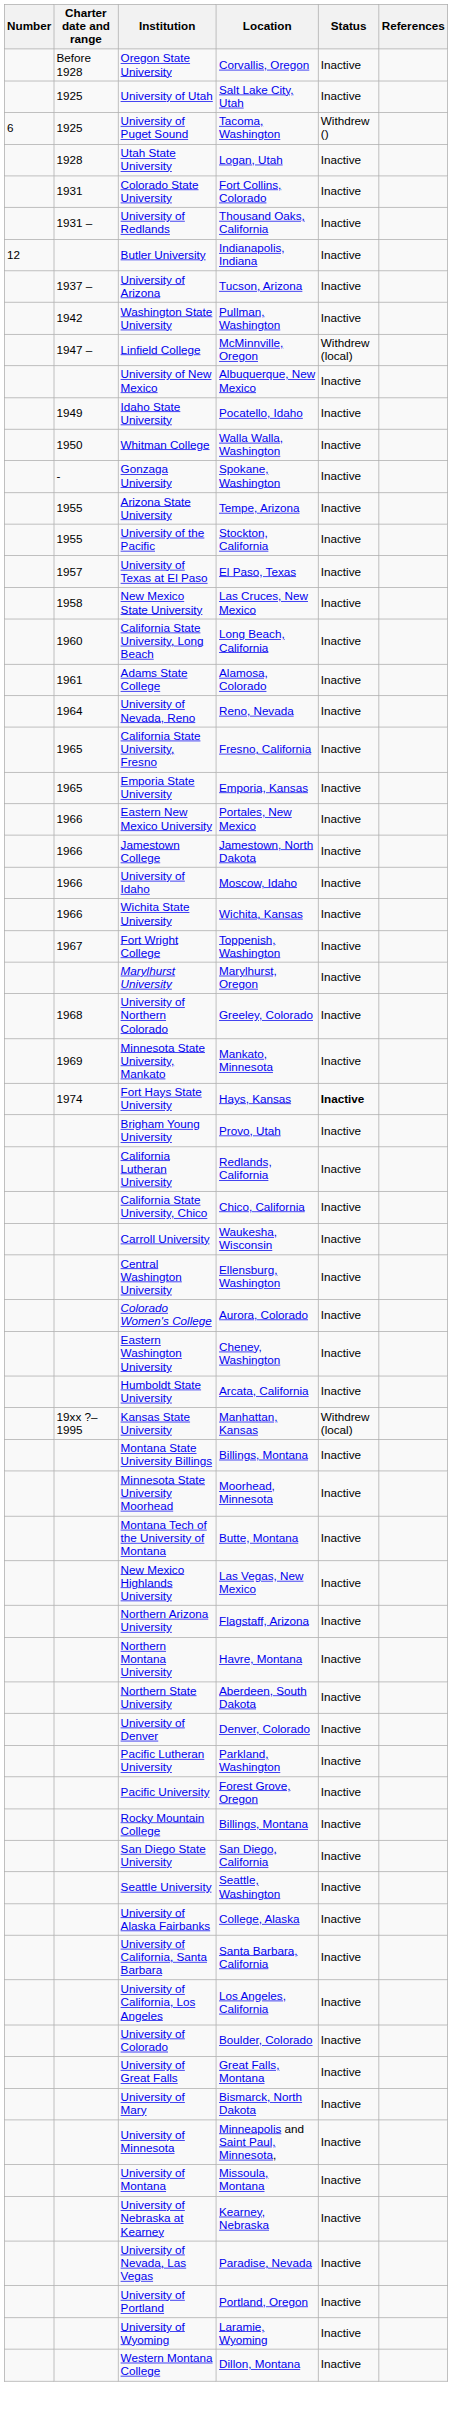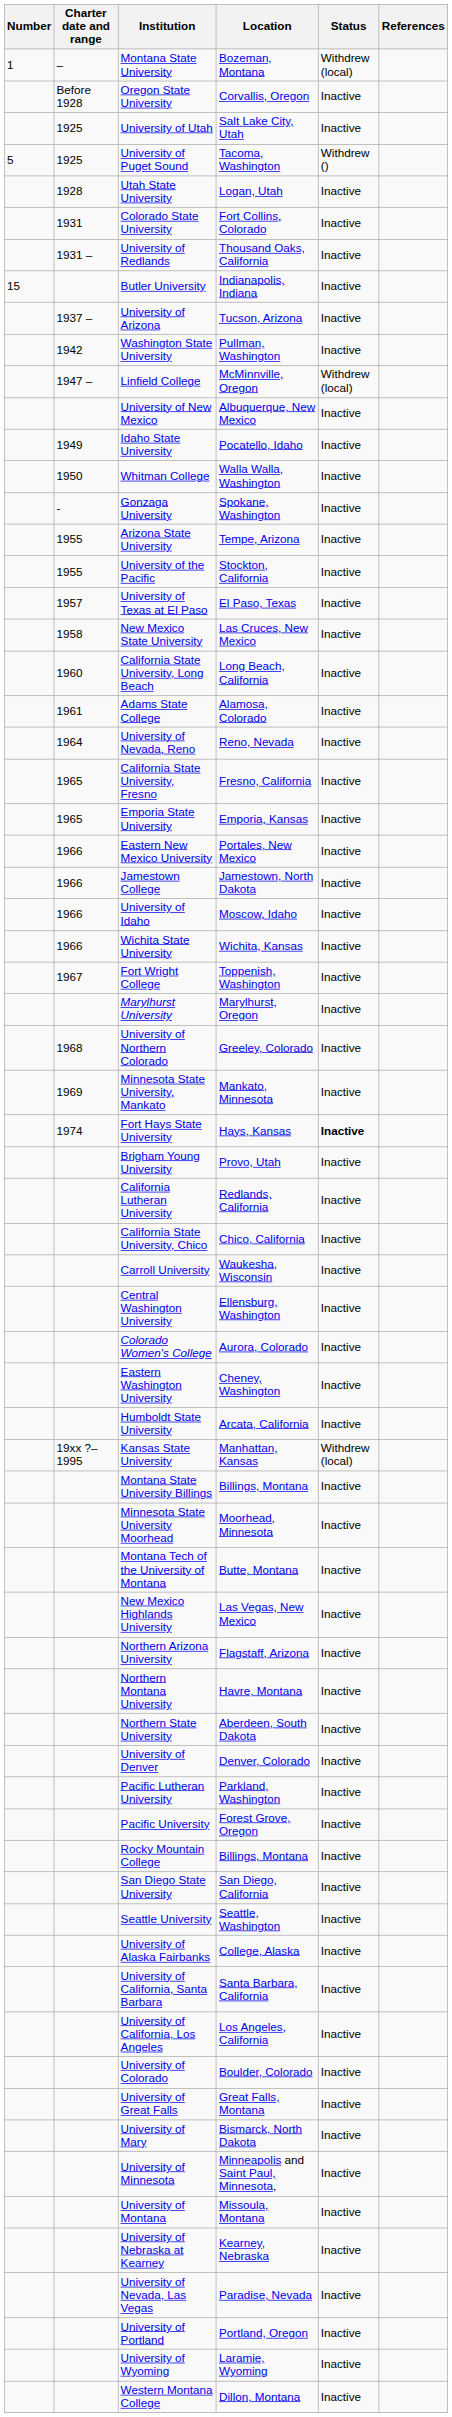+ row: (159, 65)
(10, 128) 6 -> (10, 160) 5
(14, 255) 12 -> (14, 286) 15
